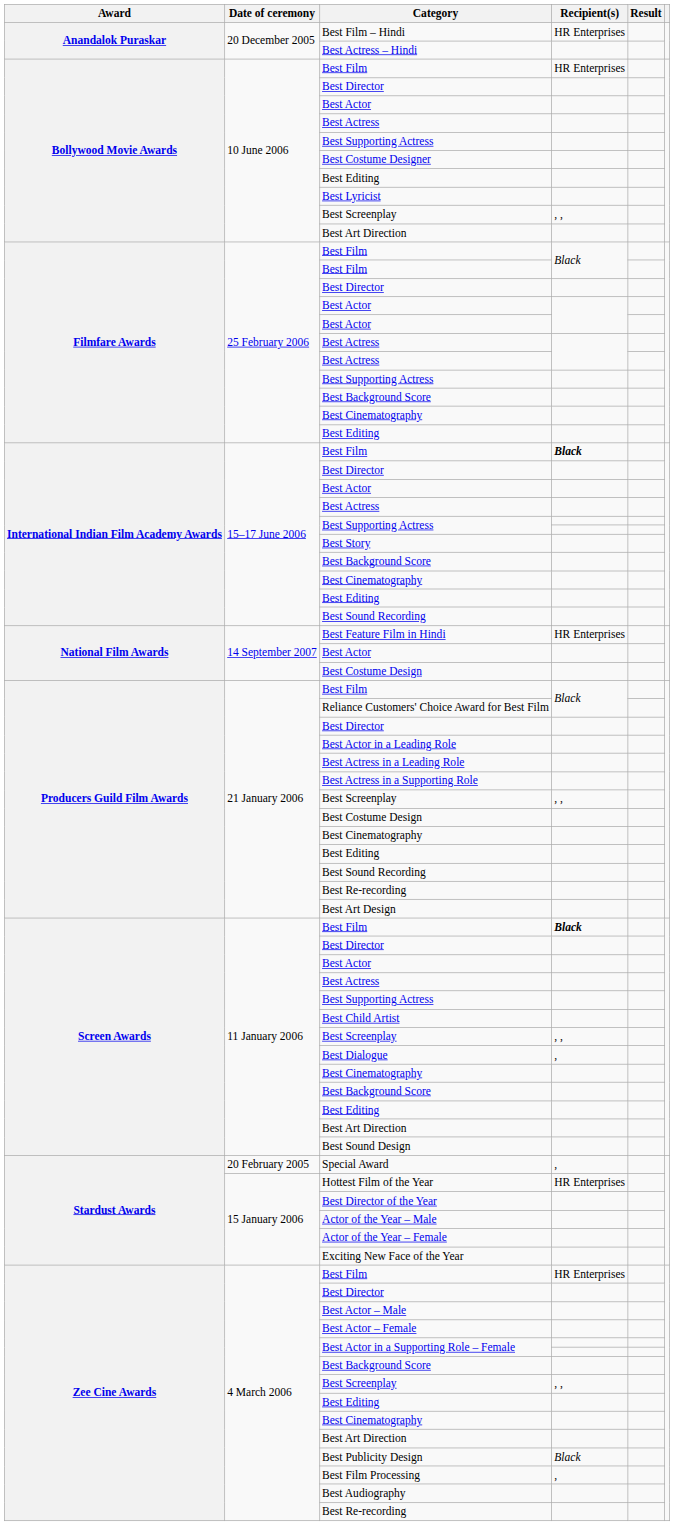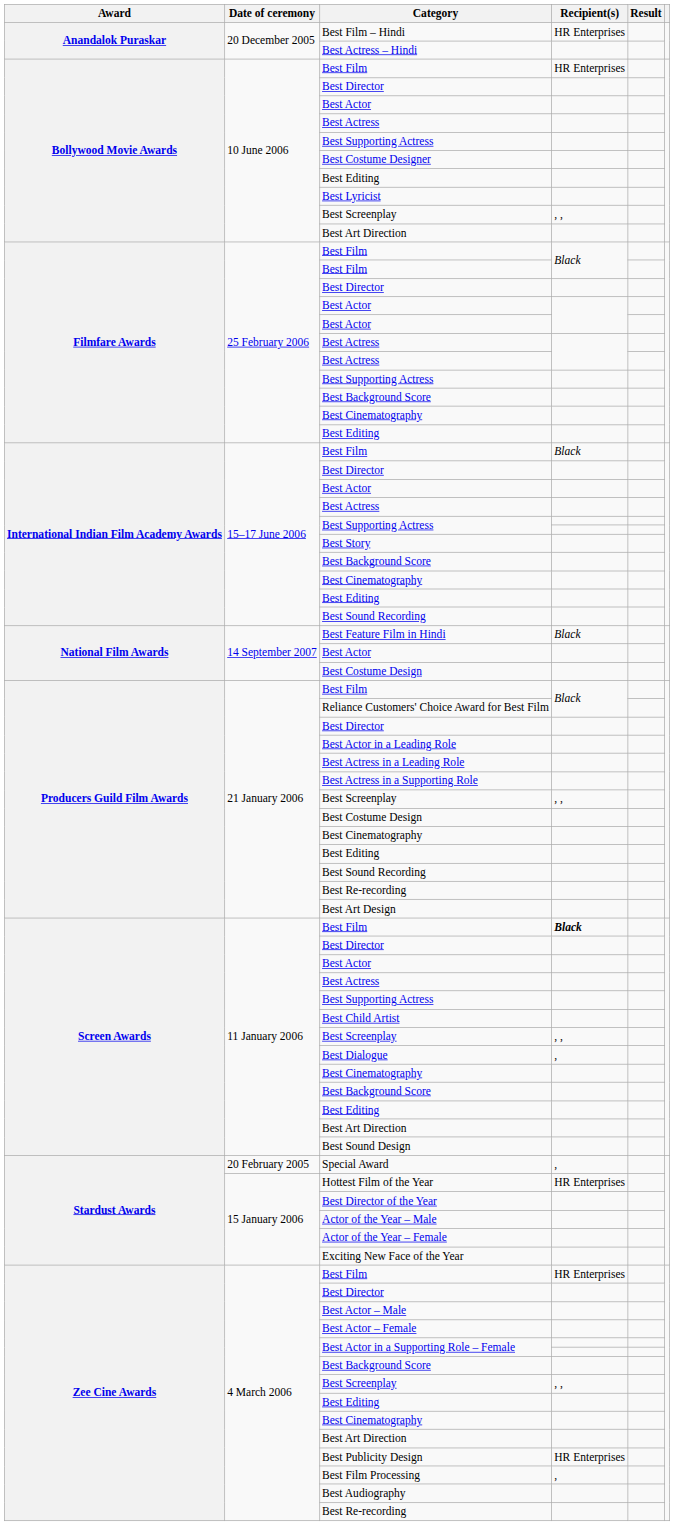(568, 452) bold -> (567, 452) normal
(590, 634) HR Enterprises -> (567, 634) Black
(567, 1456) Black -> (590, 1456) HR Enterprises
